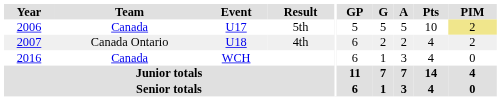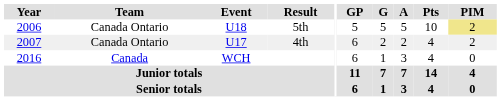(130, 27) Canada -> (130, 27) Canada Ontario
(236, 27) U17 -> (236, 27) U18
(236, 42) U18 -> (236, 42) U17
